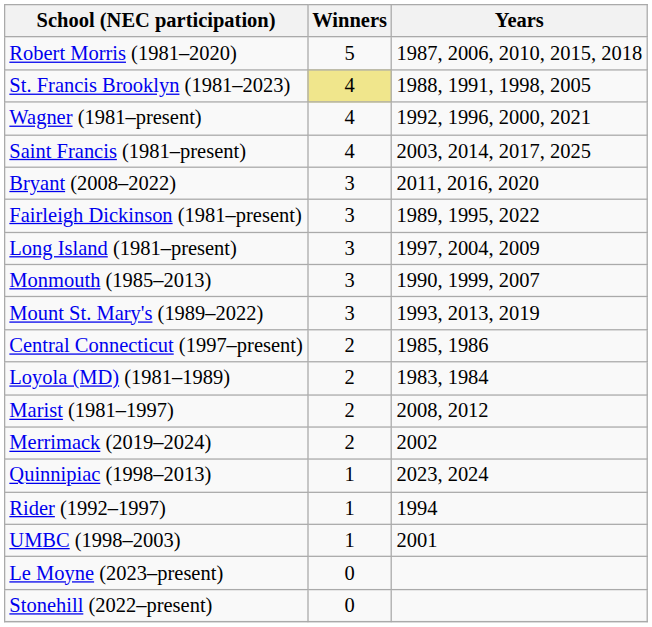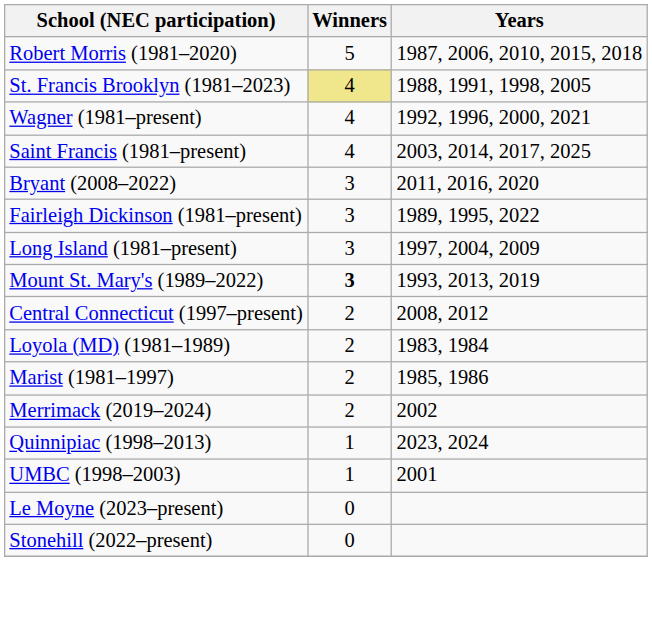- row: (110, 280)
(350, 313) normal -> (350, 280) bold
(443, 345) 1985, 1986 -> (443, 313) 2008, 2012
(443, 410) 2008, 2012 -> (443, 378) 1985, 1986
- row: (88, 507)
